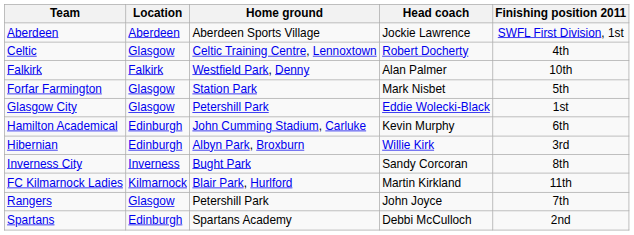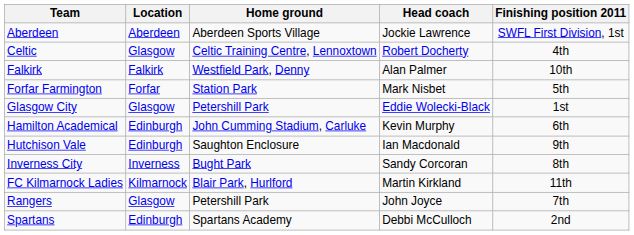(151, 88) Glasgow -> (144, 88) Forfar
- row: (32, 145)
+ row: (46, 145)
